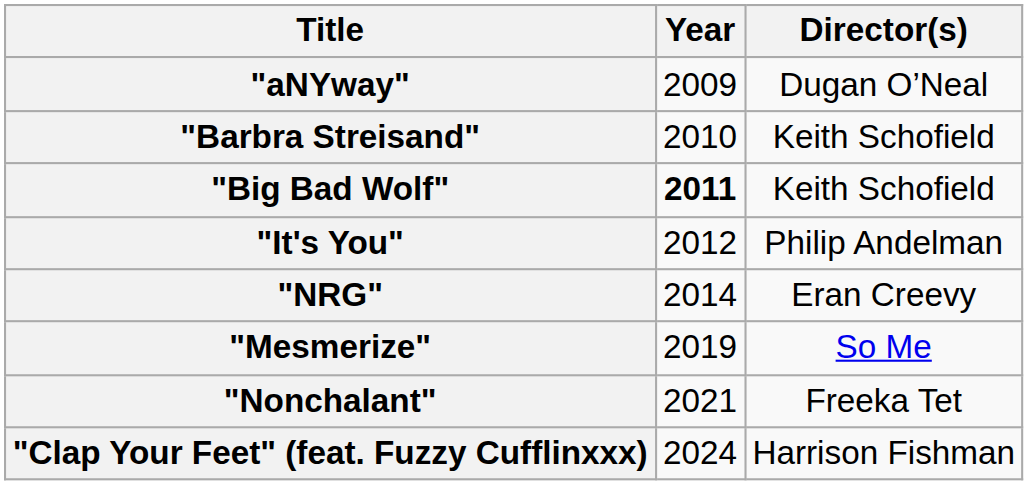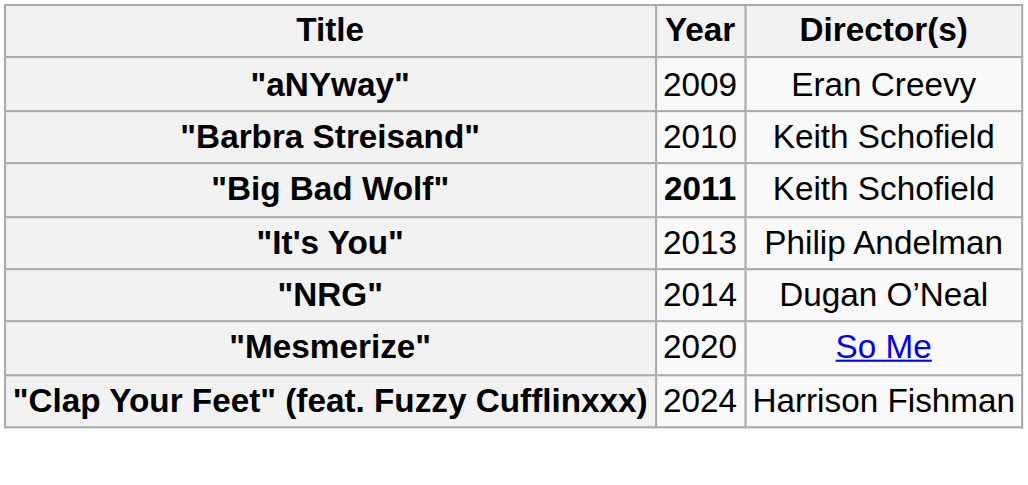(884, 83) Dugan O’Neal -> (884, 83) Eran Creevy
(700, 242) 2012 -> (700, 242) 2013
(884, 294) Eran Creevy -> (884, 294) Dugan O’Neal
(700, 347) 2019 -> (700, 347) 2020
- row: (330, 400)
